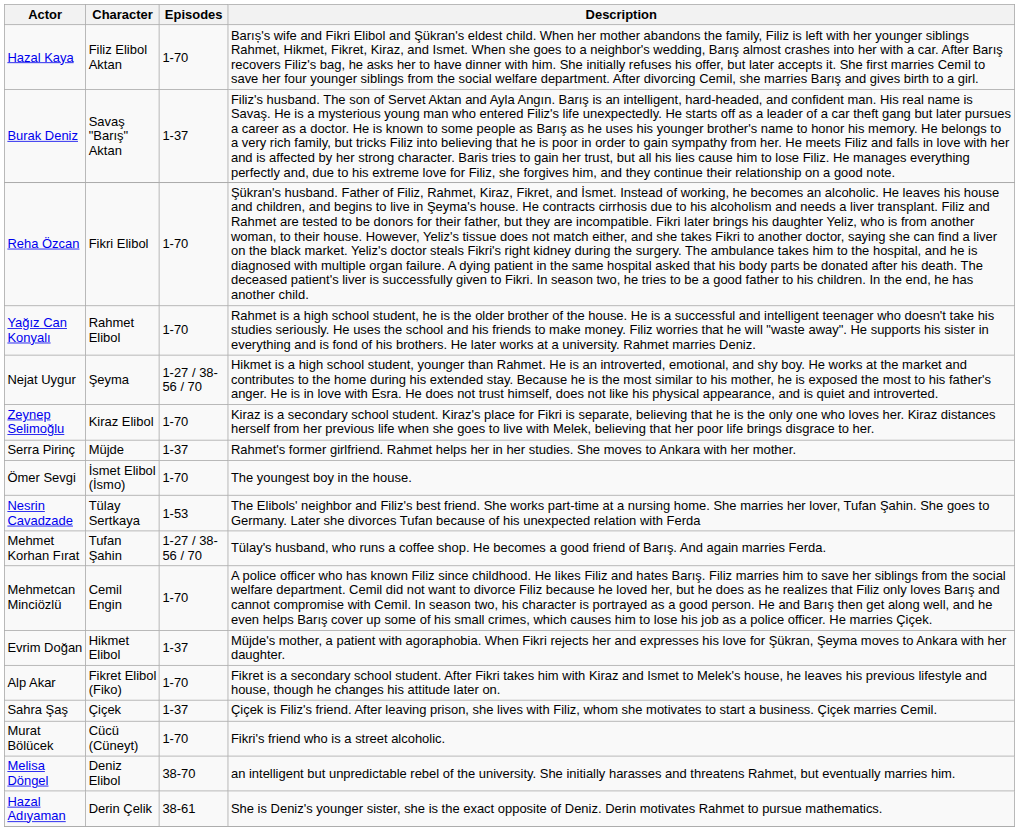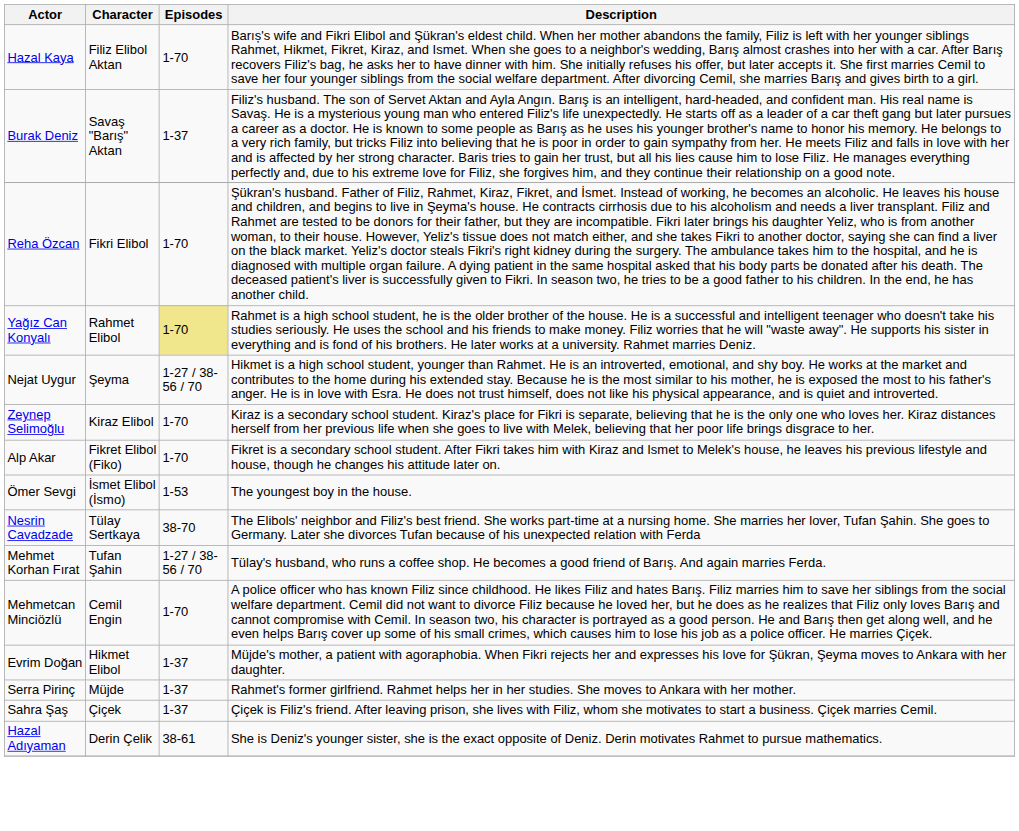(175, 330) no background -> (175, 330) khaki background
rows swapped: (32, 682) <-> (41, 450)
(175, 478) 1-70 -> (175, 492) 1-53
(175, 513) 1-53 -> (179, 527) 38-70
- row: (30, 738)
- row: (28, 773)
